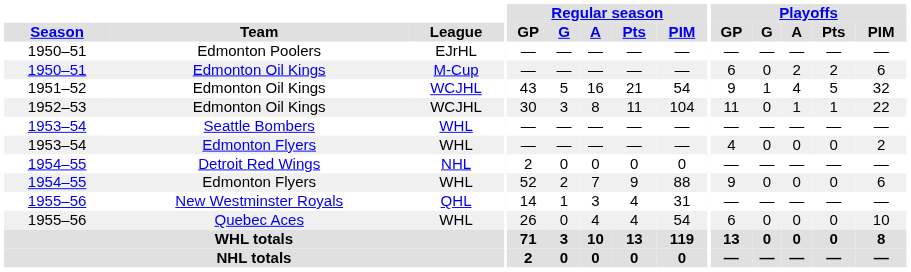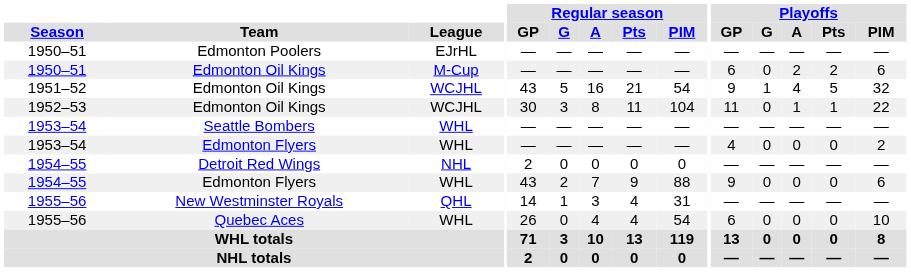(528, 182) 52 -> (528, 182) 43
